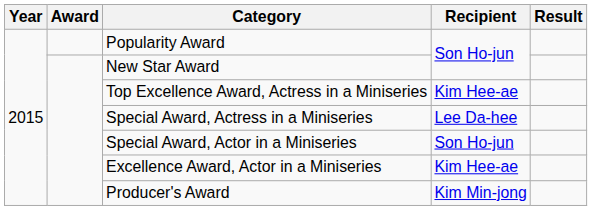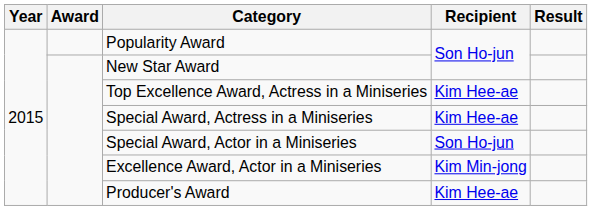(476, 117) Lee Da-hee -> (476, 117) Kim Hee-ae
(476, 167) Kim Hee-ae -> (481, 167) Kim Min-jong
(481, 192) Kim Min-jong -> (476, 192) Kim Hee-ae
